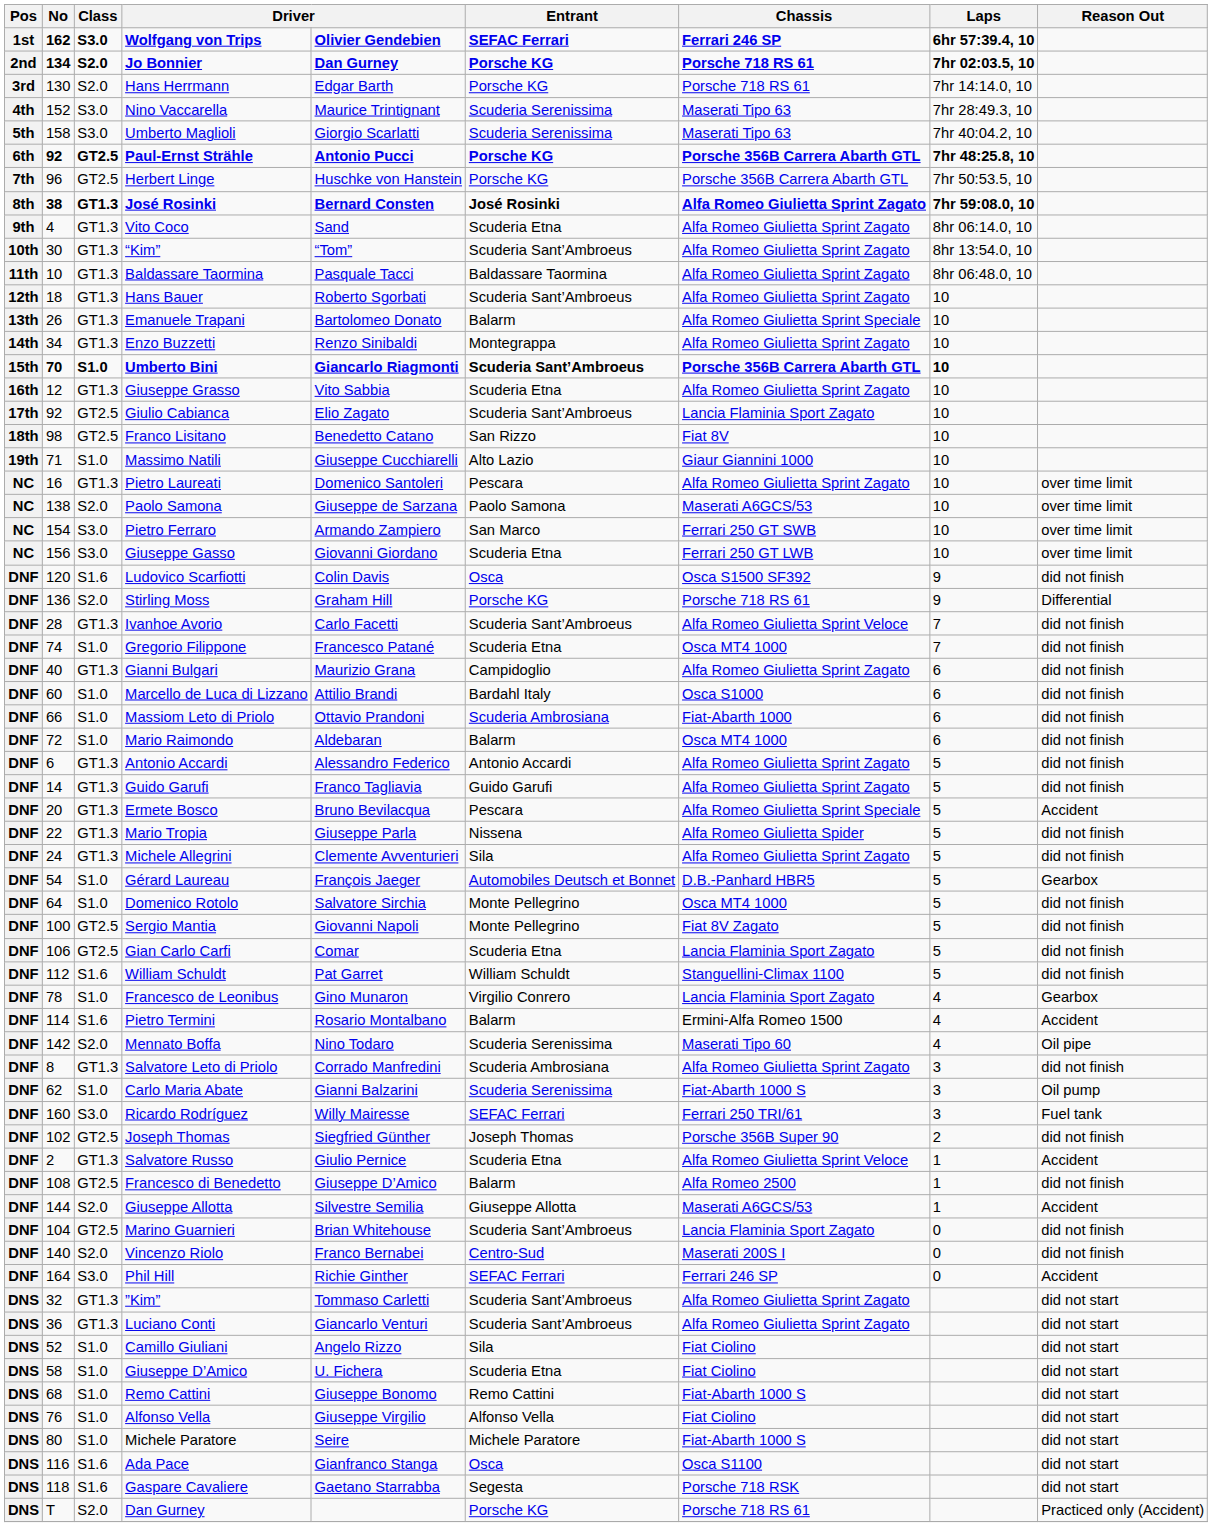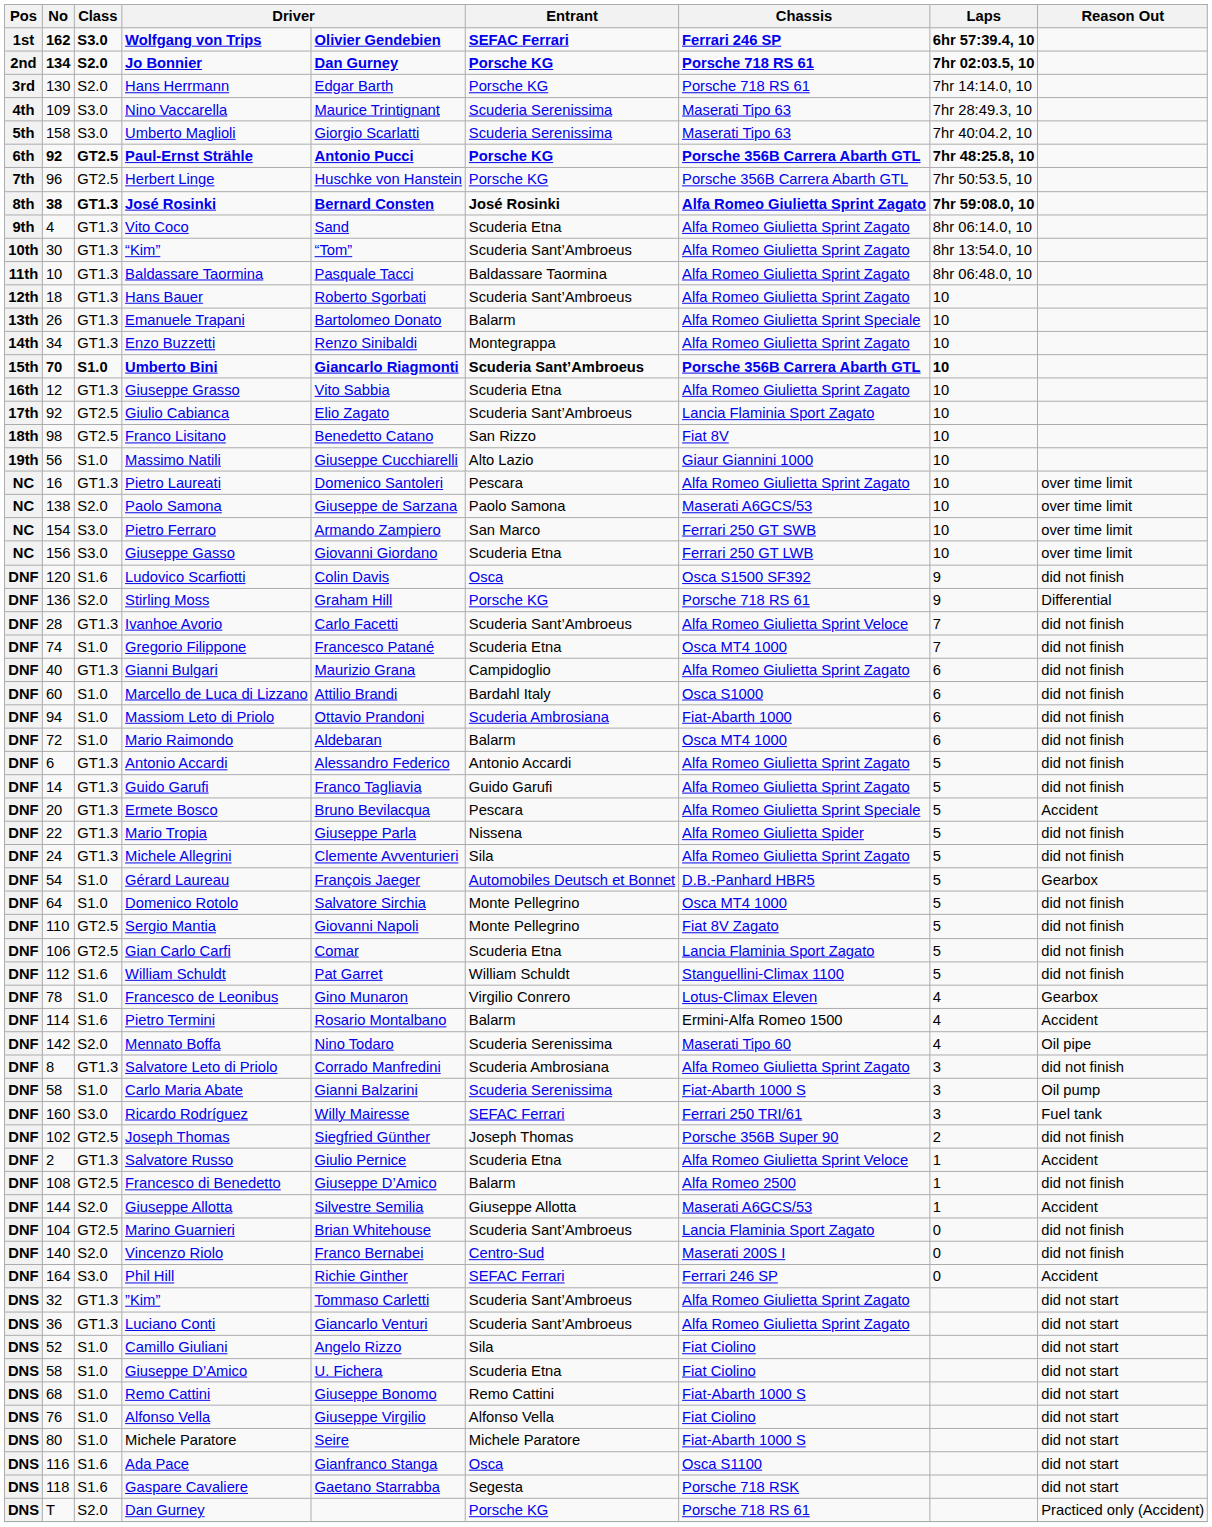(58, 110) 152 -> (58, 110) 109
(54, 460) 71 -> (54, 460) 56
(54, 717) 66 -> (54, 717) 94
(58, 927) 100 -> (58, 927) 110
(778, 997) Lancia Flaminia Sport Zagato -> (750, 997) Lotus-Climax Eleven
(54, 1090) 62 -> (54, 1090) 58
